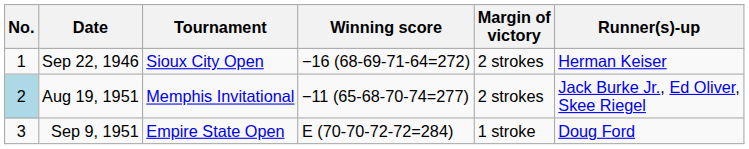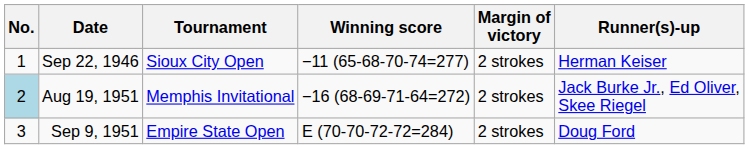(386, 62) −16 (68-69-71-64=272) -> (385, 62) −11 (65-68-70-74=277)
(385, 96) −11 (65-68-70-74=277) -> (386, 96) −16 (68-69-71-64=272)
(507, 131) 1 stroke -> (511, 131) 2 strokes
